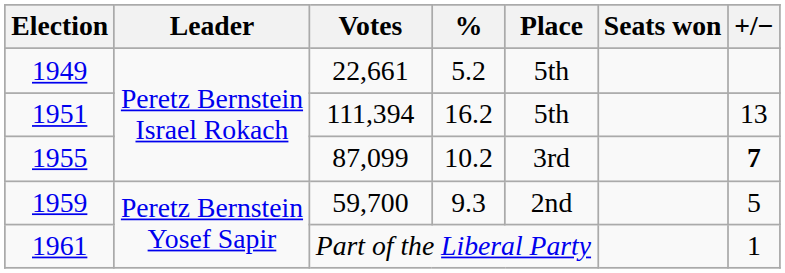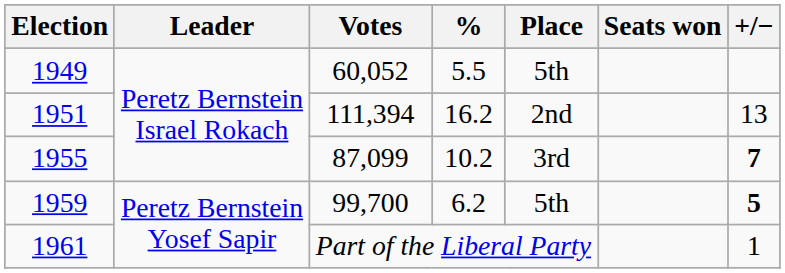(370, 70) 22,661 -> (370, 70) 60,052
(469, 70) 5.2 -> (469, 70) 5.5
(552, 114) 5th -> (552, 114) 2nd
(370, 202) 59,700 -> (370, 202) 99,700
(469, 202) 9.3 -> (469, 202) 6.2
(552, 202) 2nd -> (552, 202) 5th
(754, 202) normal -> (754, 202) bold
